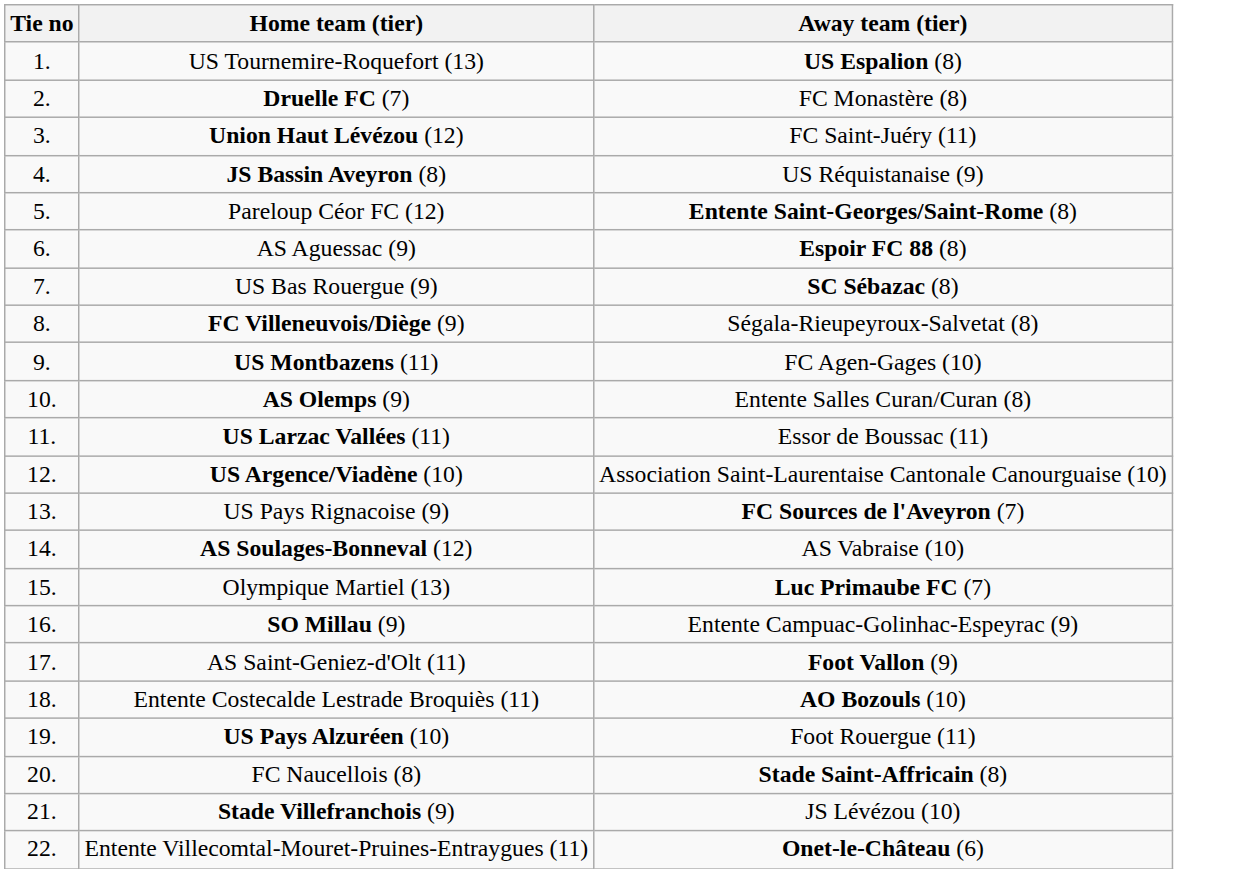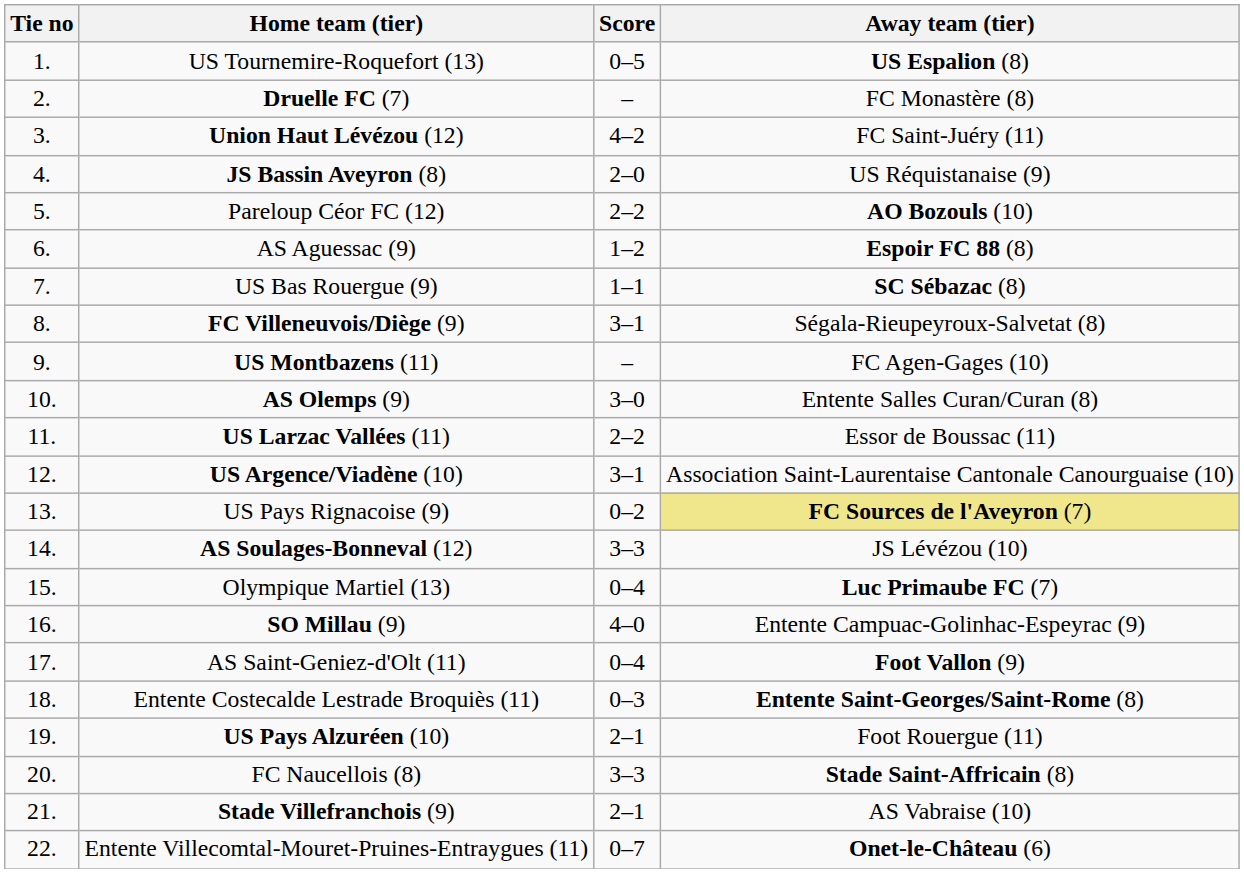+ column: (627, 23)
(883, 211) Entente Saint-Georges/Saint-Rome (8) -> (950, 211) AO Bozouls (10)
(883, 511) no background -> (950, 511) khaki background
(883, 549) AS Vabraise (10) -> (950, 549) JS Lévézou (10)
(883, 699) AO Bozouls (10) -> (950, 699) Entente Saint-Georges/Saint-Rome (8)
(883, 811) JS Lévézou (10) -> (950, 811) AS Vabraise (10)
